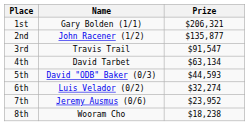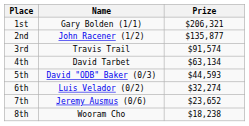(204, 50) $91,547 -> (204, 50) $91,574
(204, 101) $23,952 -> (204, 101) $23,652
